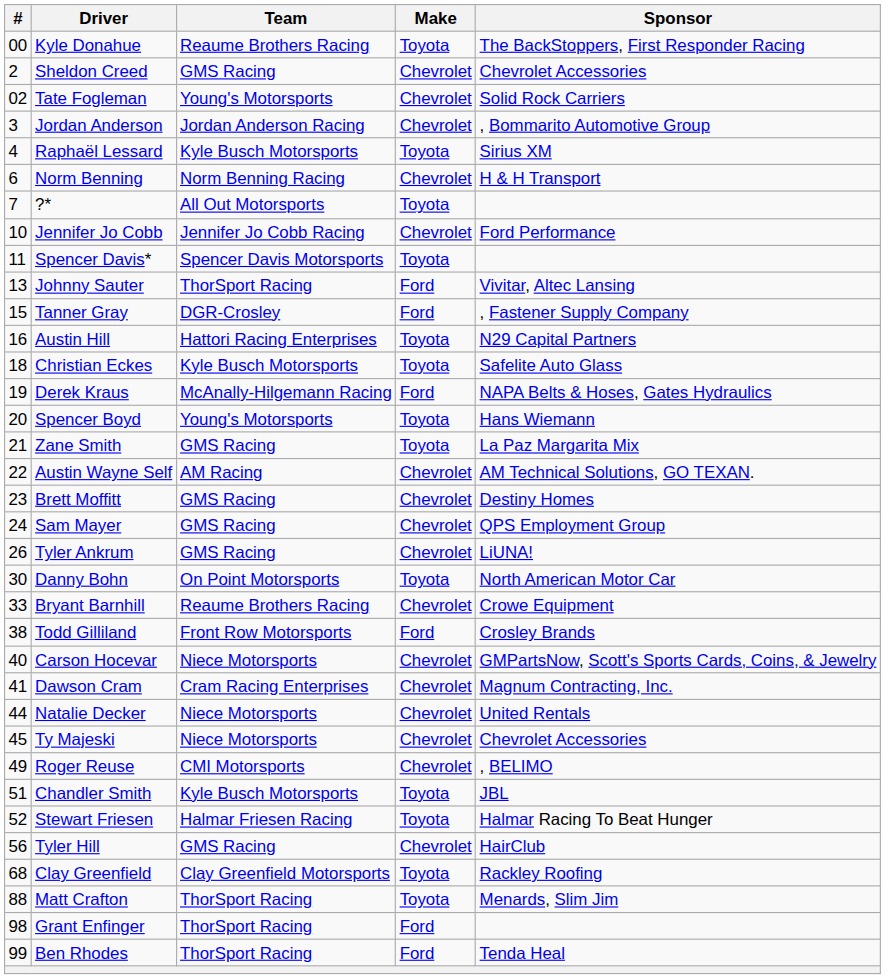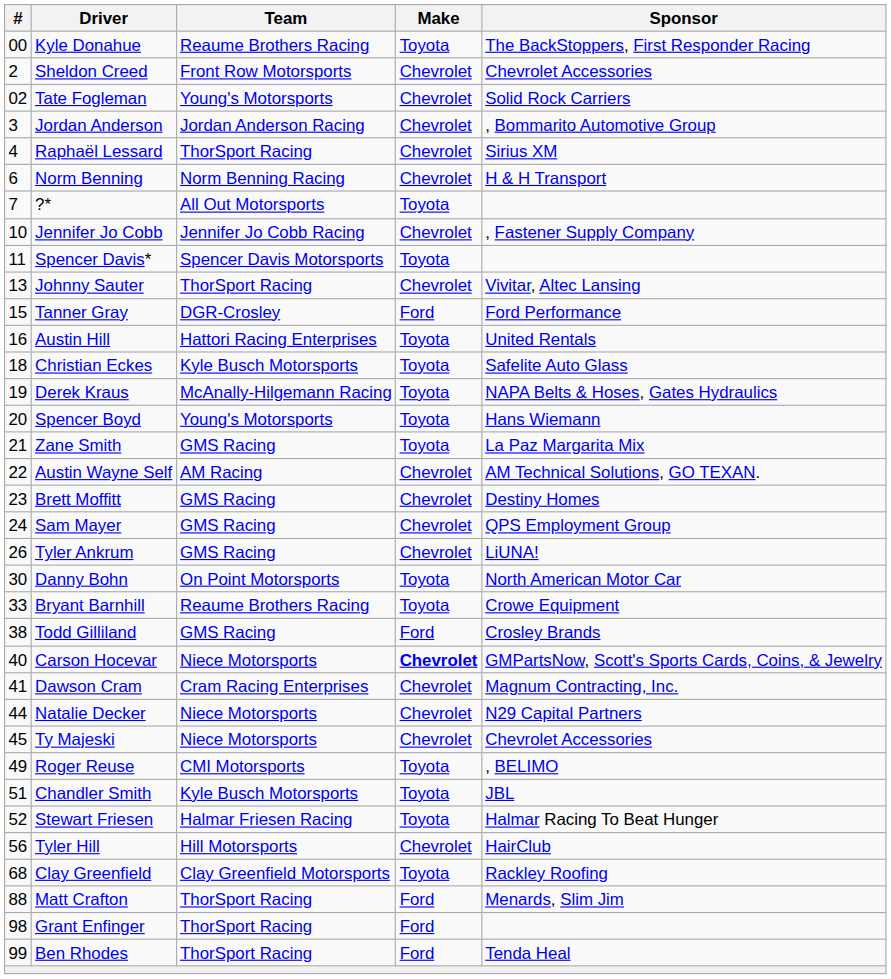(228, 72) GMS Racing -> (266, 72) Front Row Motorsports
(269, 152) Kyle Busch Motorsports -> (246, 152) ThorSport Racing
(424, 152) Toyota -> (436, 152) Chevrolet
(548, 232) Ford Performance -> (590, 232) , Fastener Supply Company
(417, 285) Ford -> (436, 285) Chevrolet
(584, 312) , Fastener Supply Company -> (553, 312) Ford Performance
(558, 339) N29 Capital Partners -> (541, 339) United Rentals
(417, 392) Ford -> (424, 392) Toyota
(436, 606) Chevrolet -> (424, 606) Toyota
(266, 632) Front Row Motorsports -> (228, 632) GMS Racing
(436, 659) normal -> (439, 659) bold
(535, 713) United Rentals -> (563, 713) N29 Capital Partners
(436, 766) Chevrolet -> (424, 766) Toyota
(228, 846) GMS Racing -> (239, 846) Hill Motorsports
(424, 900) Toyota -> (417, 900) Ford
